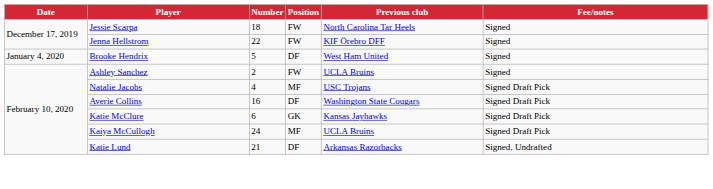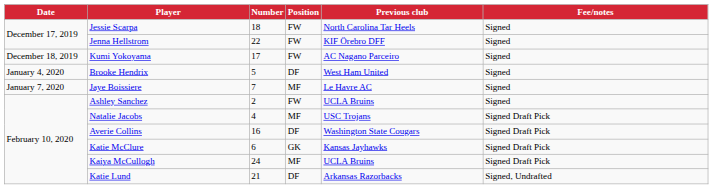+ row: (120, 57)
+ row: (116, 87)
